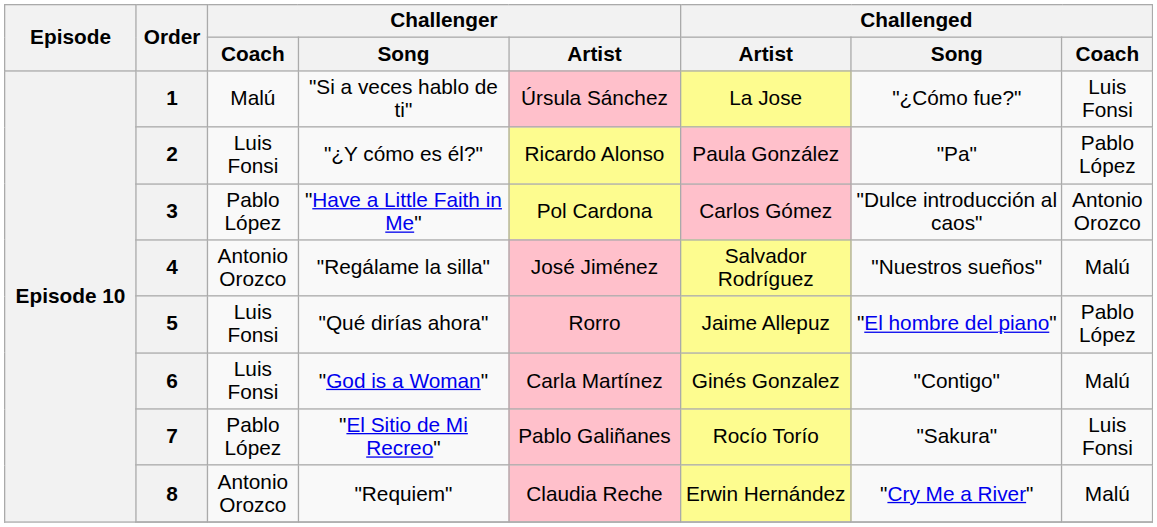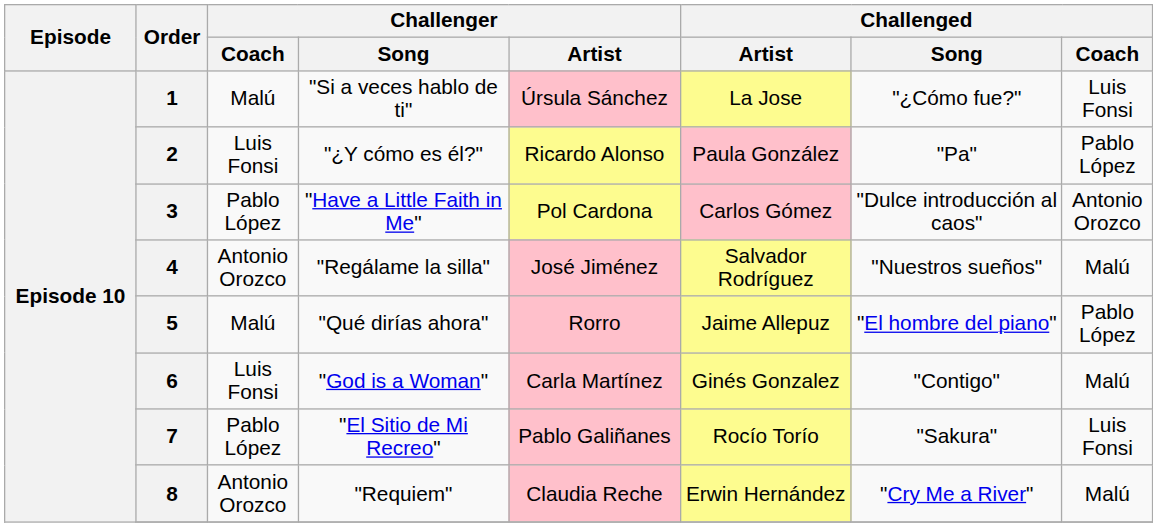(253, 324) Luis Fonsi -> (253, 324) Malú
